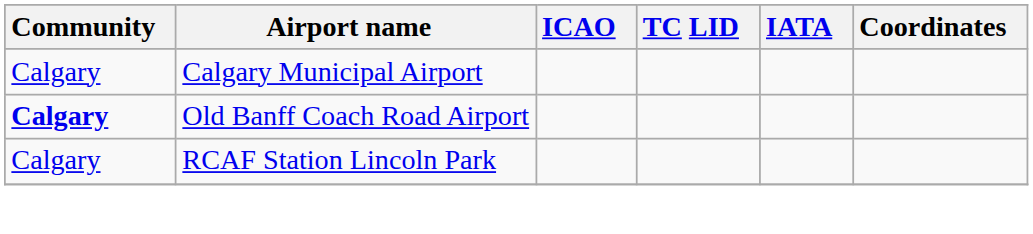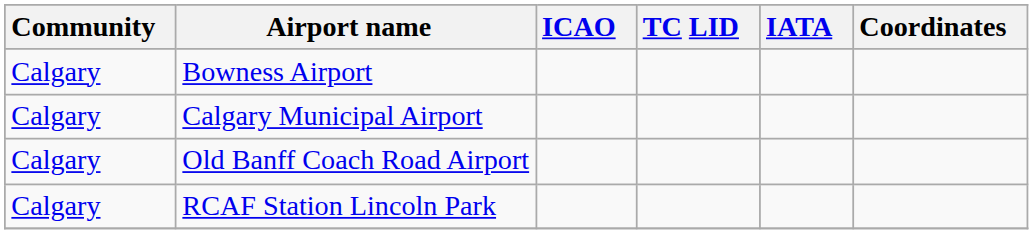+ row: (277, 71)
(60, 116) bold -> (56, 160) normal
